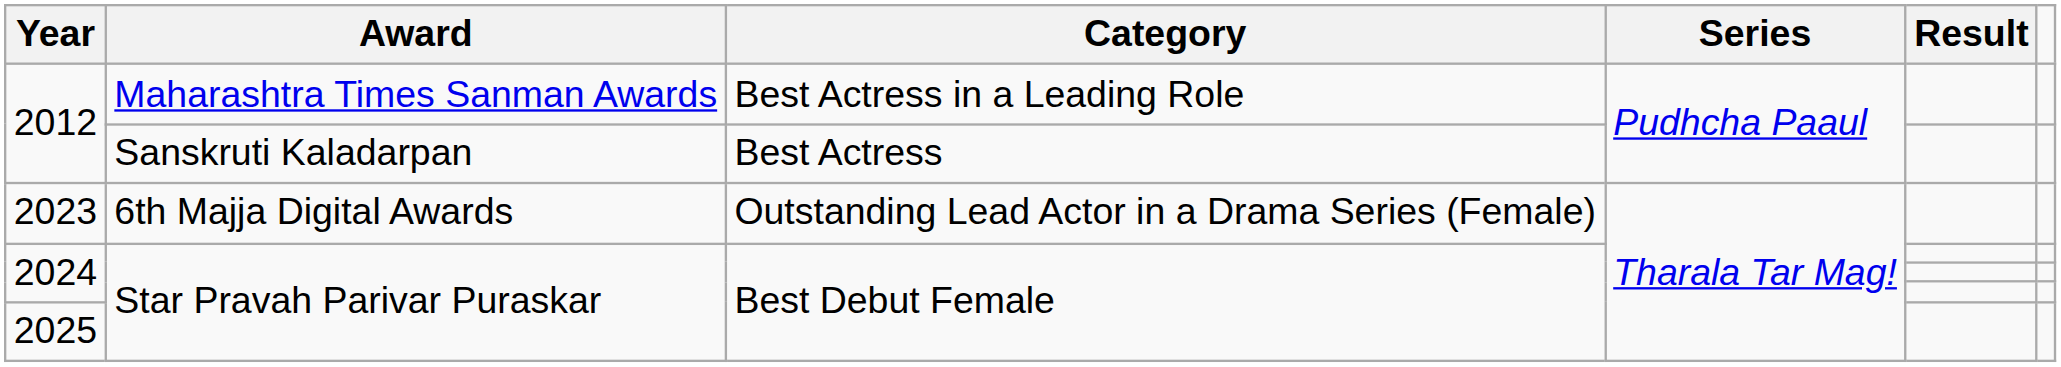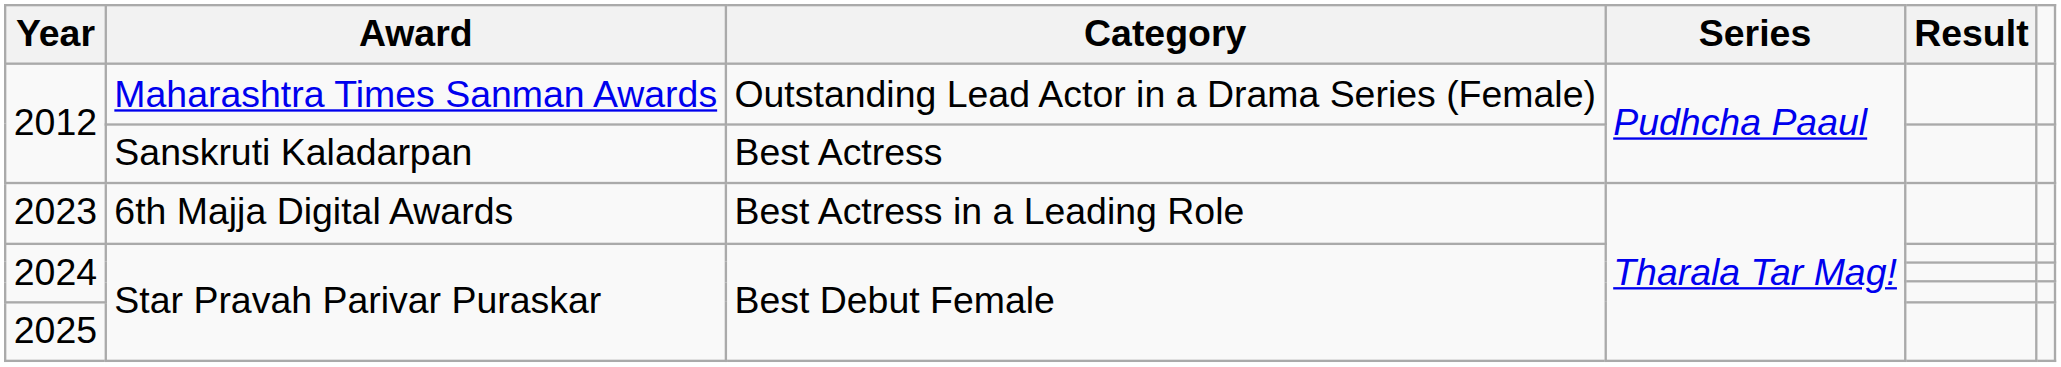(989, 93) Best Actress in a Leading Role -> (1165, 93) Outstanding Lead Actor in a Drama Series (Female)
(1165, 212) Outstanding Lead Actor in a Drama Series (Female) -> (989, 212) Best Actress in a Leading Role
